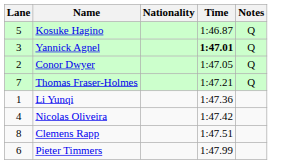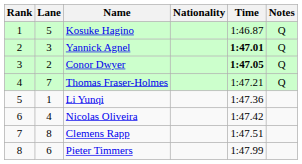+ column: (20, 13)
(216, 64) normal -> (247, 64) bold
